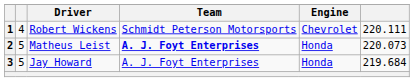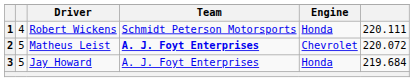(330, 30) Chevrolet -> (317, 30) Honda
(317, 47) Honda -> (330, 47) Chevrolet
(385, 47) 220.073 -> (385, 47) 220.072
